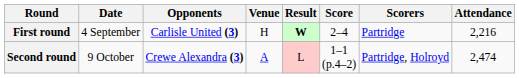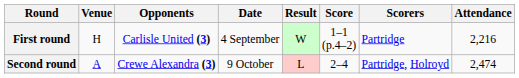columns swapped: (111, 13) <-> (264, 13)
(301, 32) bold -> (301, 38) normal
(339, 32) 2–4 -> (339, 38) 1–1 (p.4–2)
(339, 57) 1–1 (p.4–2) -> (339, 63) 2–4
